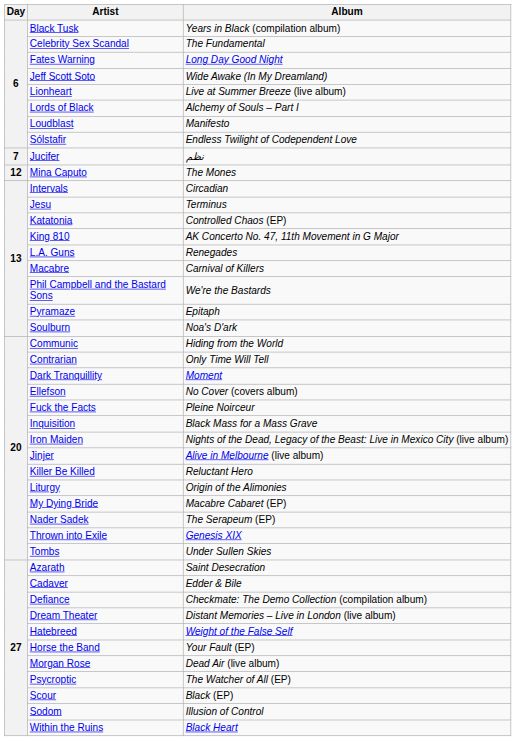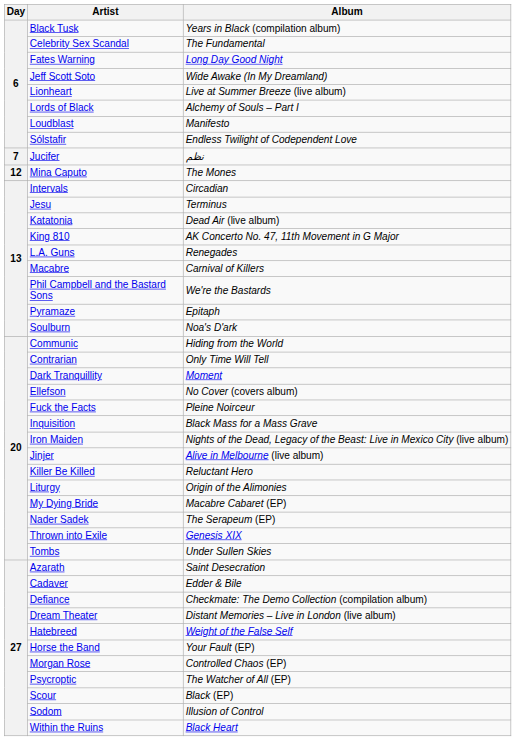(236, 220) Controlled Chaos (EP) -> (232, 220) Dead Air (live album)
(232, 663) Dead Air (live album) -> (236, 663) Controlled Chaos (EP)
